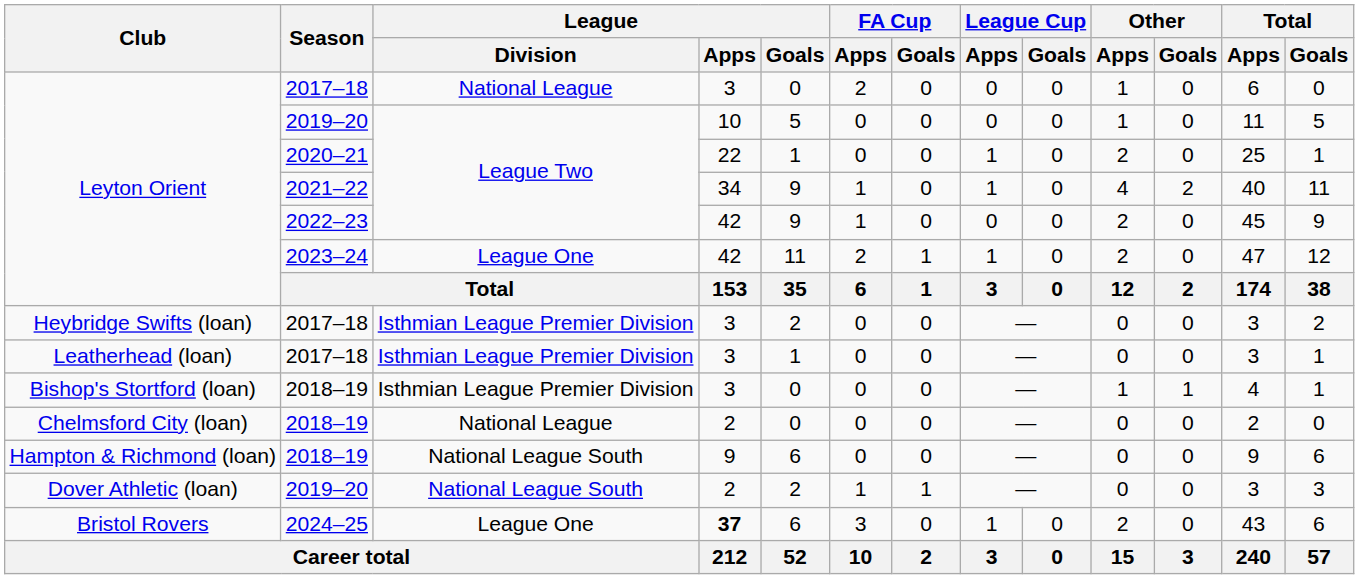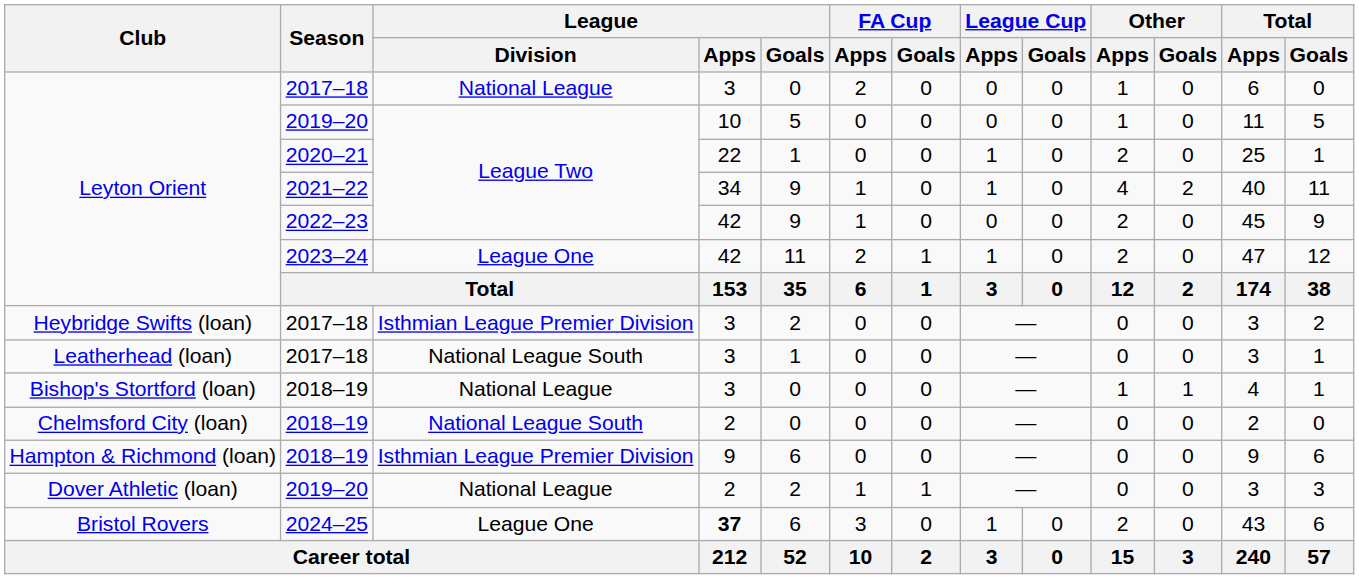(536, 356) Isthmian League Premier Division -> (536, 356) National League South
(536, 389) Isthmian League Premier Division -> (536, 389) National League
(536, 423) National League -> (536, 423) National League South
(536, 456) National League South -> (536, 456) Isthmian League Premier Division
(536, 490) National League South -> (536, 490) National League
